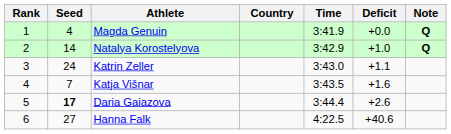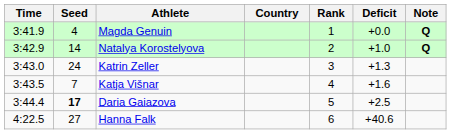columns swapped: (26, 13) <-> (329, 13)
(379, 66) +1.1 -> (379, 66) +1.3
(379, 102) +2.6 -> (379, 102) +2.5
